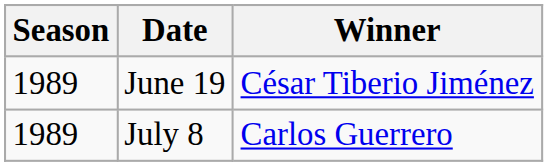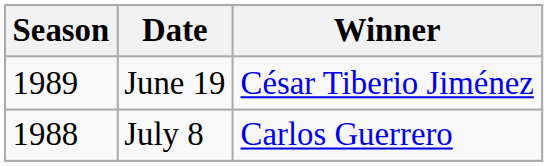(45, 134) 1989 -> (45, 134) 1988
